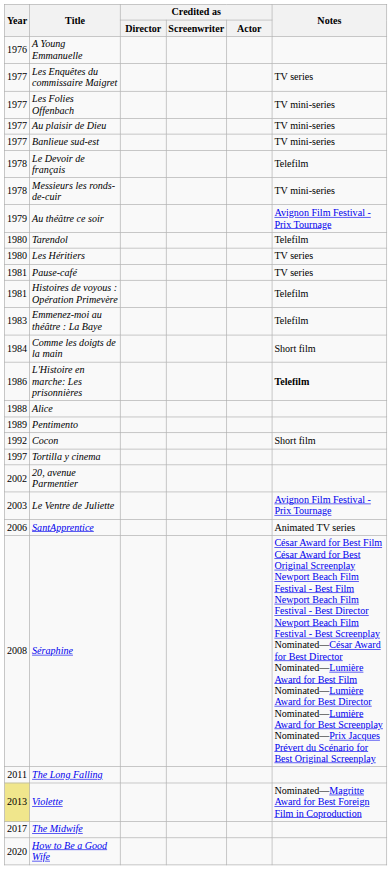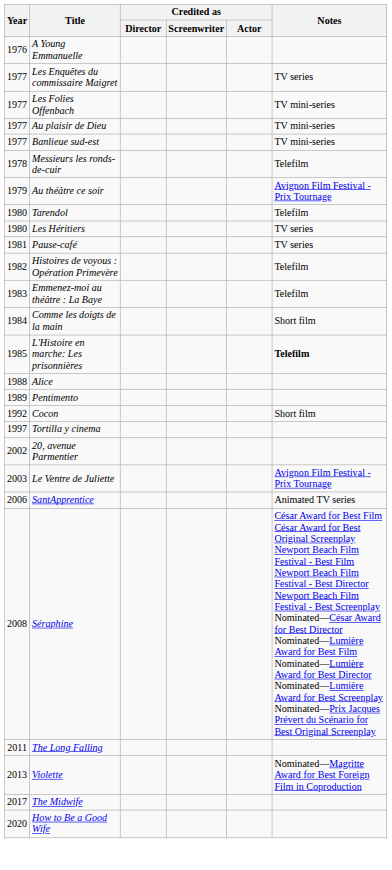- row: (58, 164)
(305, 191) TV mini-series -> (291, 164) Telefilm
(17, 294) 1981 -> (17, 266) 1982
(17, 381) 1986 -> (17, 354) 1985
(17, 802) khaki background -> (17, 775) no background
